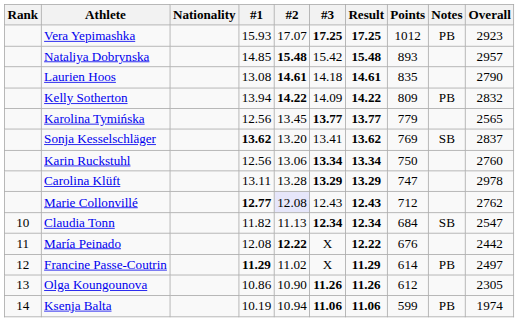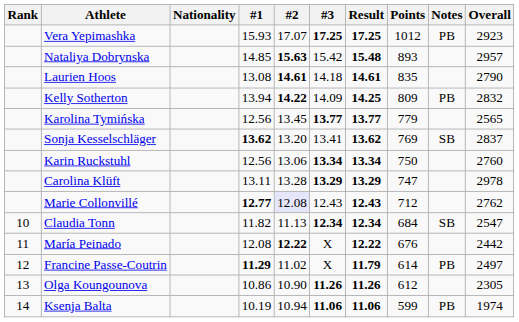(292, 56) 15.48 -> (292, 56) 15.63
(366, 98) 14.22 -> (366, 98) 14.25
(366, 264) 11.29 -> (366, 264) 11.79
